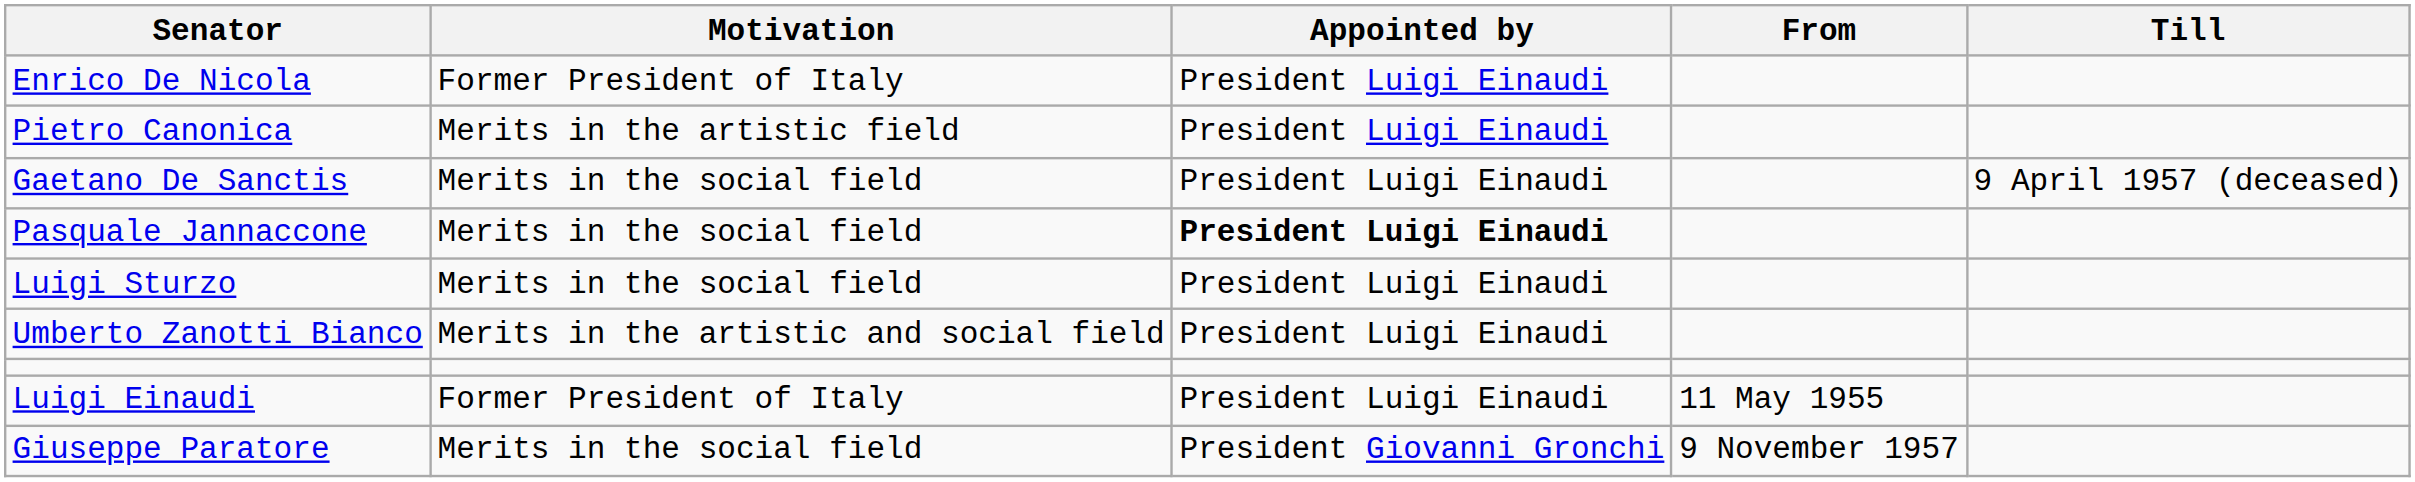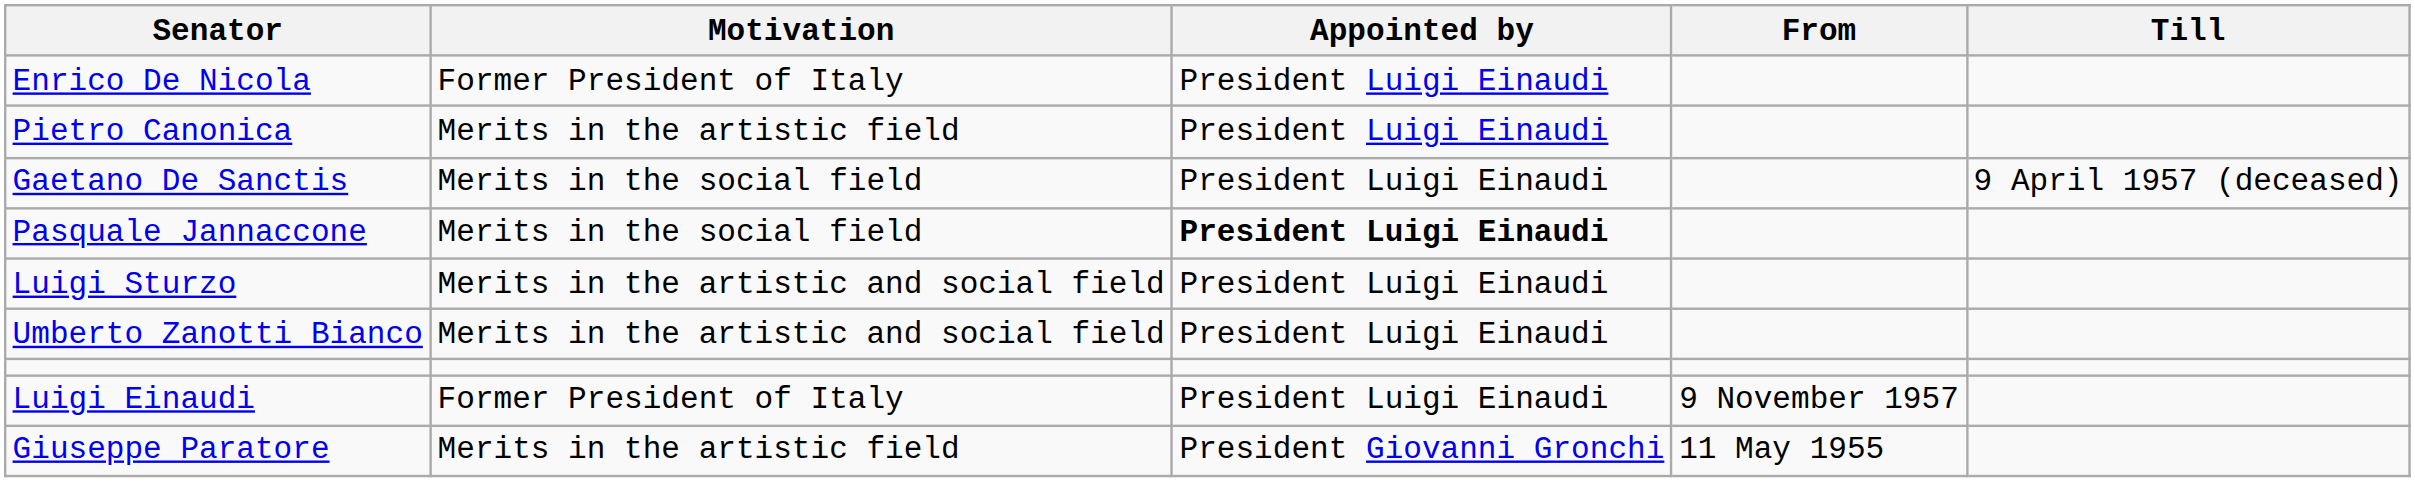(680, 284) Merits in the social field -> (801, 284) Merits in the artistic and social field
(1782, 400) 11 May 1955 -> (1819, 400) 9 November 1957
(680, 450) Merits in the social field -> (699, 450) Merits in the artistic field
(1819, 450) 9 November 1957 -> (1782, 450) 11 May 1955
